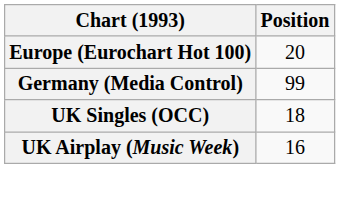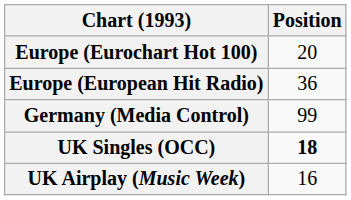+ row: (136, 83)
(295, 115) normal -> (307, 147) bold
